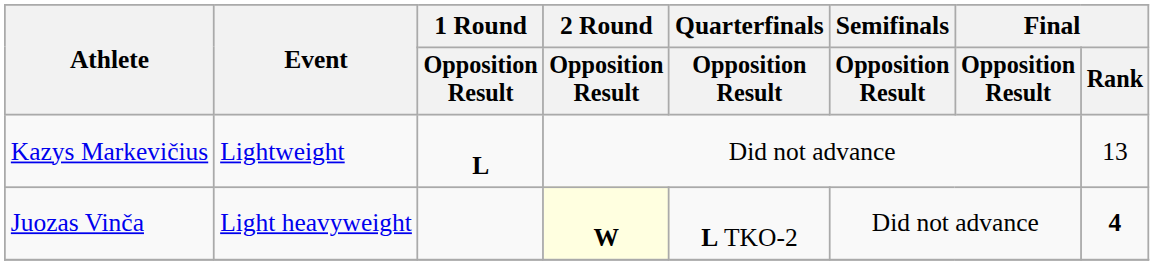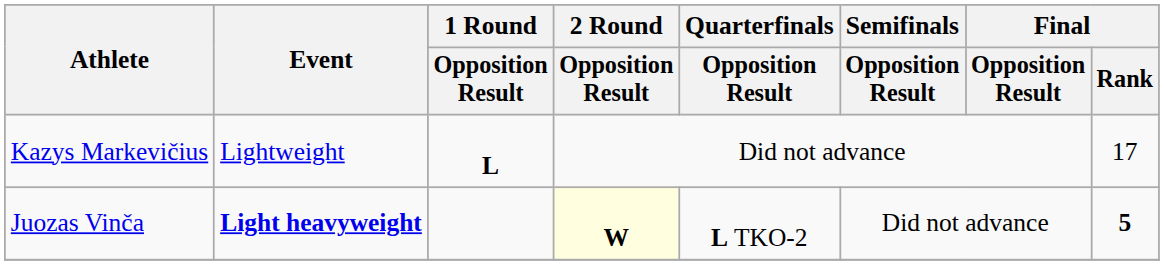(1115, 151) 13 -> (1125, 151) 17
(316, 223) normal -> (321, 223) bold
(1115, 223) 4 -> (1125, 223) 5
